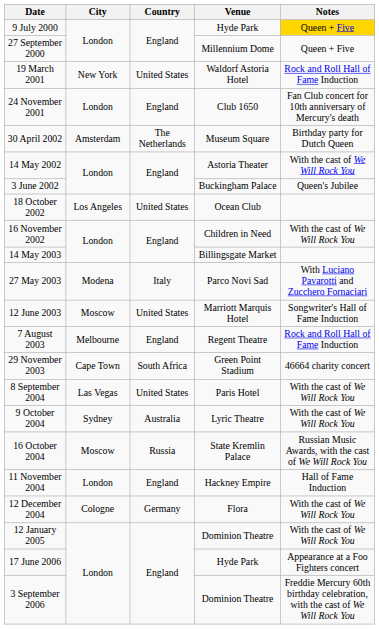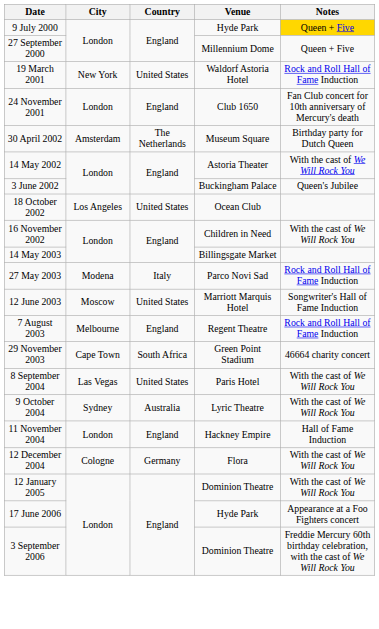(327, 281) With Luciano Pavarotti and Zucchero Fornaciari -> (327, 275) Rock and Roll Hall of Fame Induction
- row: (35, 451)
